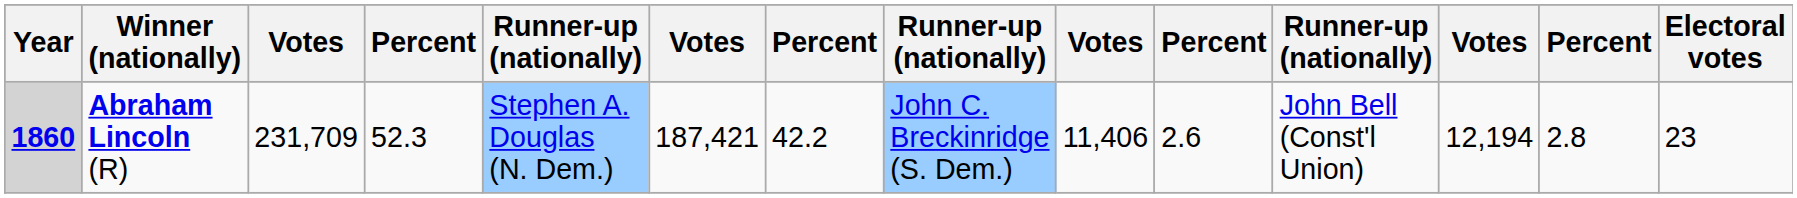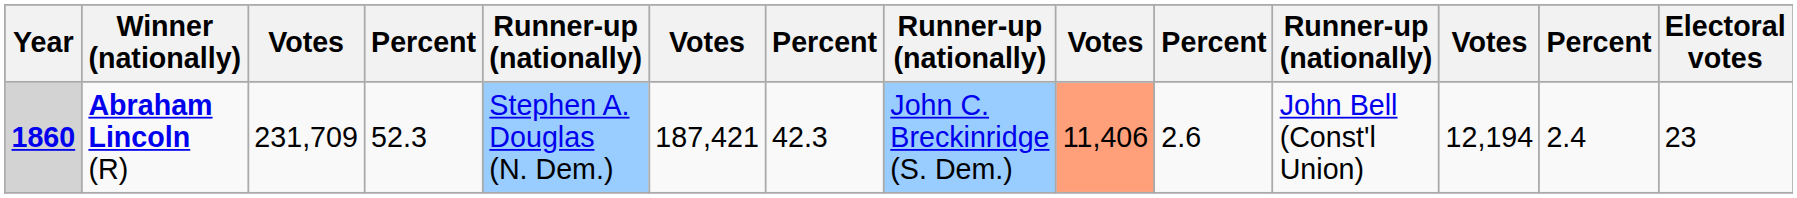(800, 137) 42.2 -> (800, 137) 42.3
(1105, 137) no background -> (1105, 137) lightsalmon background
(1566, 137) 2.8 -> (1566, 137) 2.4
